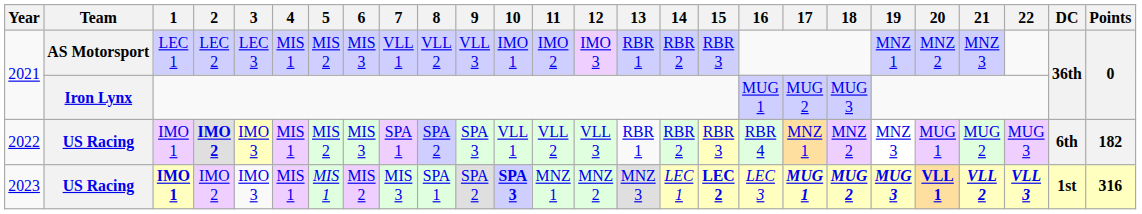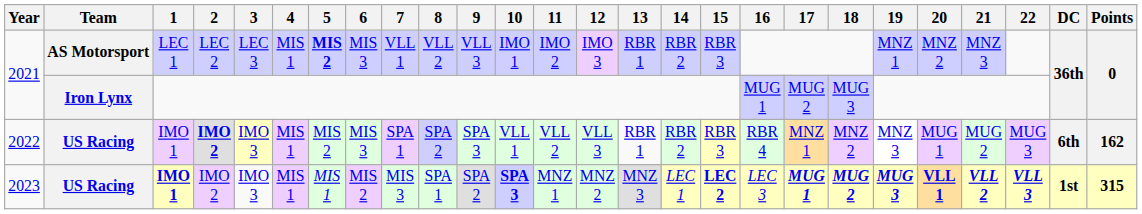(326, 52) normal -> (327, 52) bold
(1110, 141) 182 -> (1112, 141) 162
(1110, 186) 316 -> (1112, 186) 315
